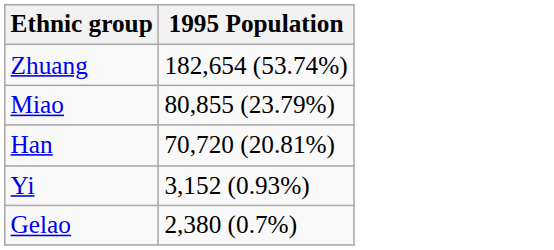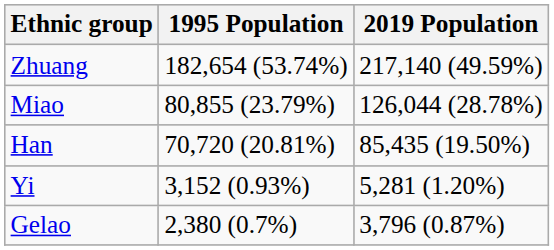+ column: (451, 24)
